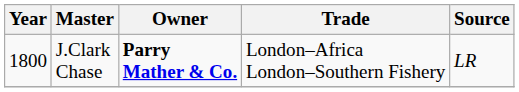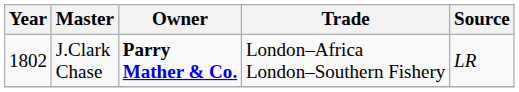(28, 60) 1800 -> (28, 60) 1802
